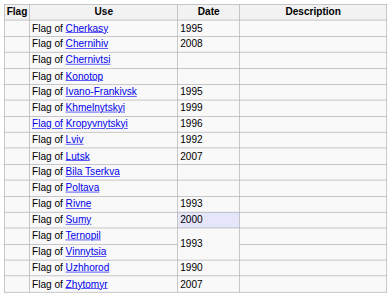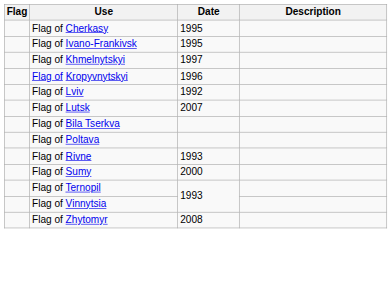- row: (70, 44)
- row: (71, 60)
- row: (68, 76)
(191, 108) 1999 -> (191, 60) 1997
(191, 220) lavender background -> (191, 172) no background
- row: (71, 268)
(191, 284) 2007 -> (191, 220) 2008
